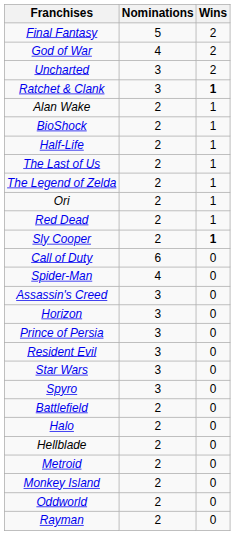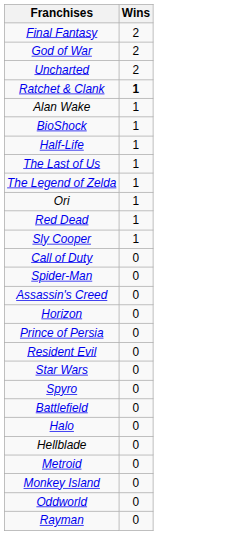- column: (158, 13)
(213, 239) bold -> (136, 239) normal
